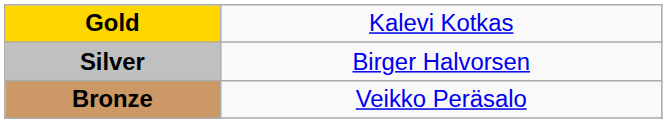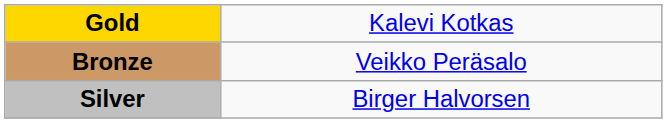rows swapped: (112, 61) <-> (112, 99)
